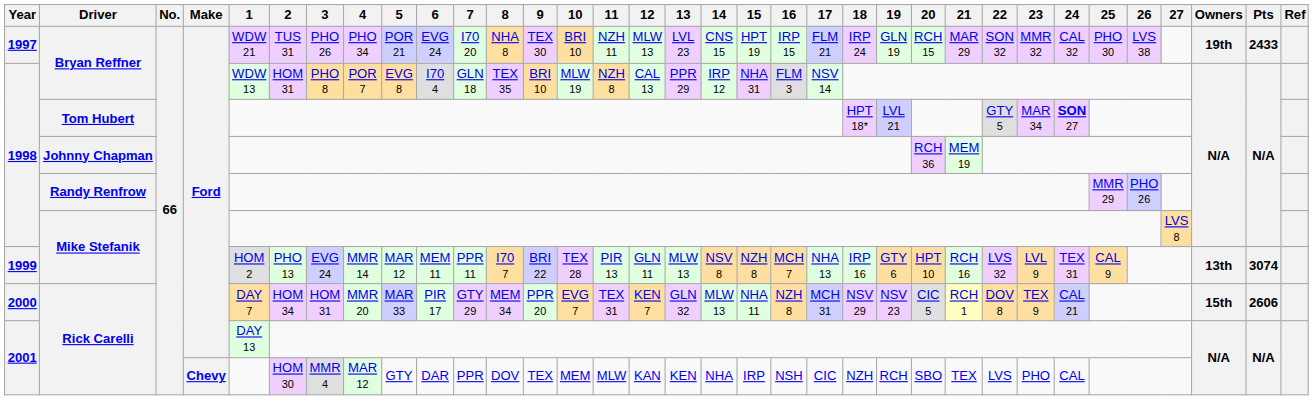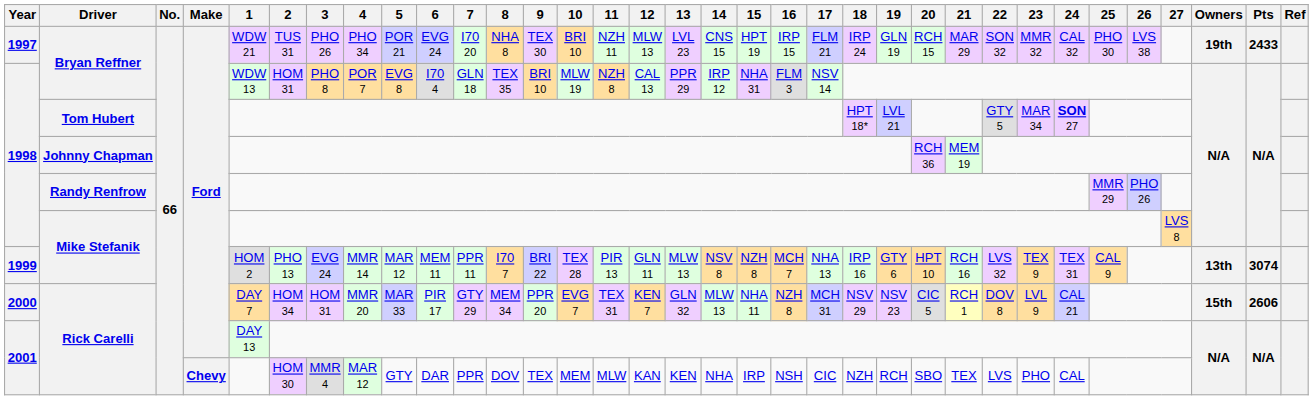(1036, 265) LVL 9 -> (1036, 265) TEX 9
(1036, 302) TEX 9 -> (1036, 302) LVL 9
